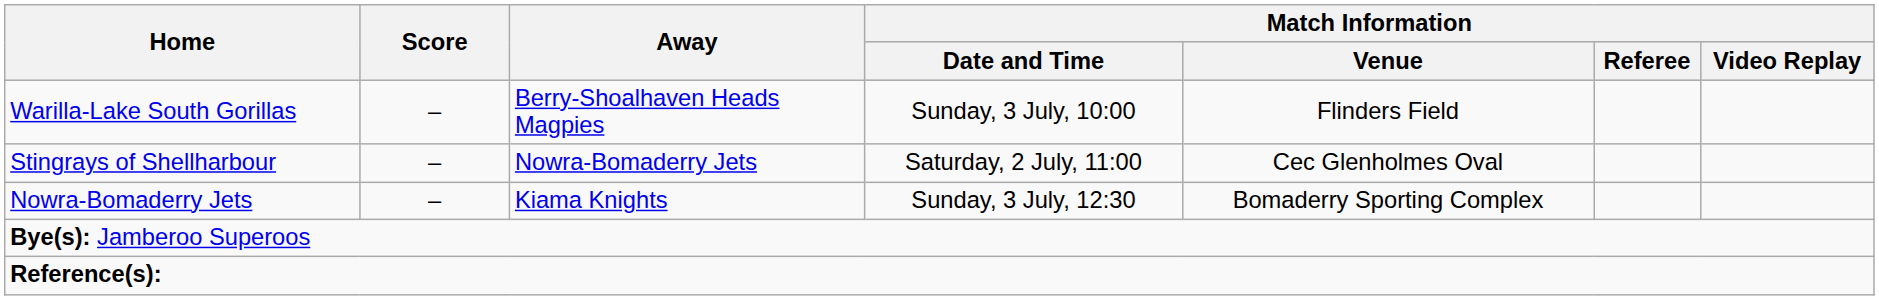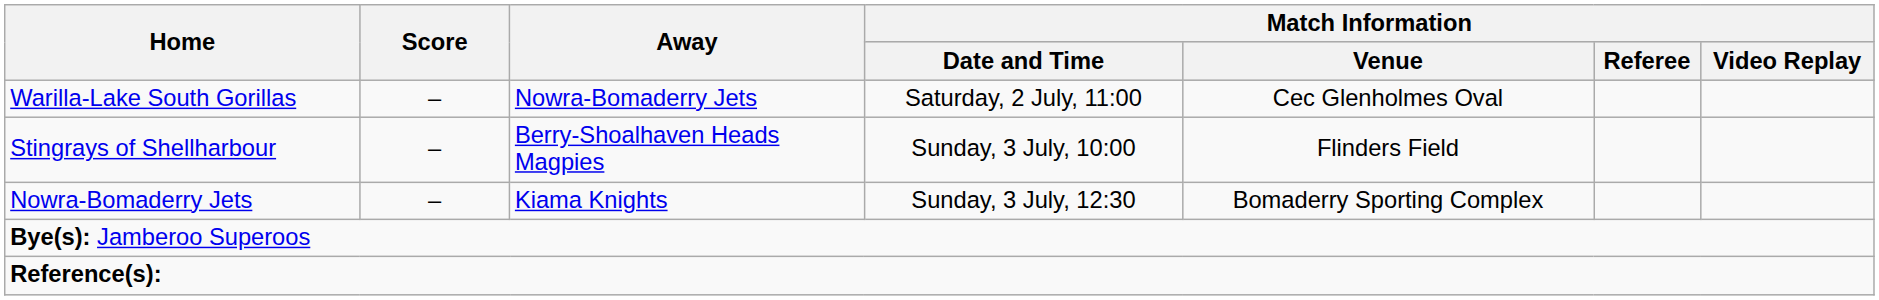(647, 111) Berry-Shoalhaven Heads Magpies -> (636, 98) Nowra-Bomaderry Jets
(1023, 111) Sunday, 3 July, 10:00 -> (1023, 98) Saturday, 2 July, 11:00
(1388, 111) Flinders Field -> (1388, 98) Cec Glenholmes Oval
(636, 162) Nowra-Bomaderry Jets -> (647, 149) Berry-Shoalhaven Heads Magpies
(1023, 162) Saturday, 2 July, 11:00 -> (1023, 149) Sunday, 3 July, 10:00
(1388, 162) Cec Glenholmes Oval -> (1388, 149) Flinders Field
